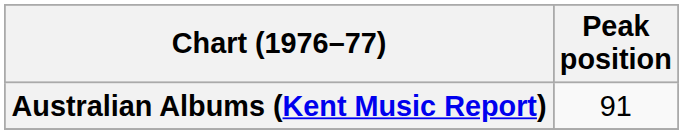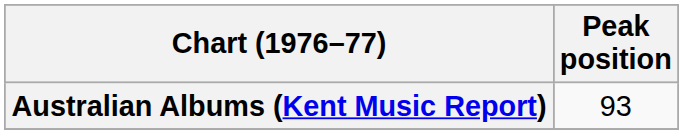(616, 105) 91 -> (616, 105) 93
